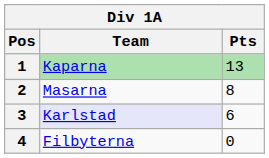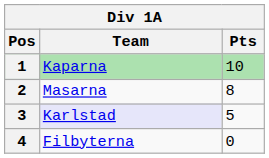(235, 67) 13 -> (235, 67) 10
(230, 116) 6 -> (230, 116) 5
